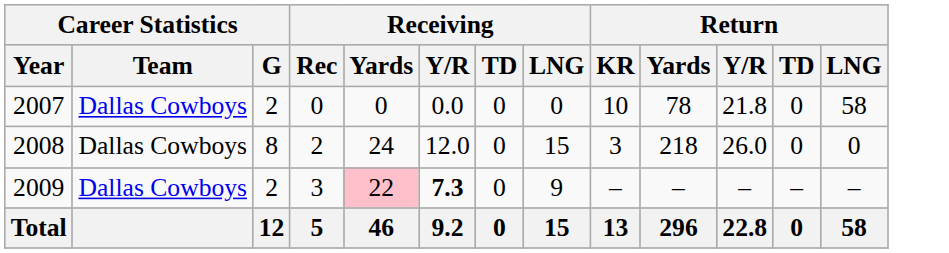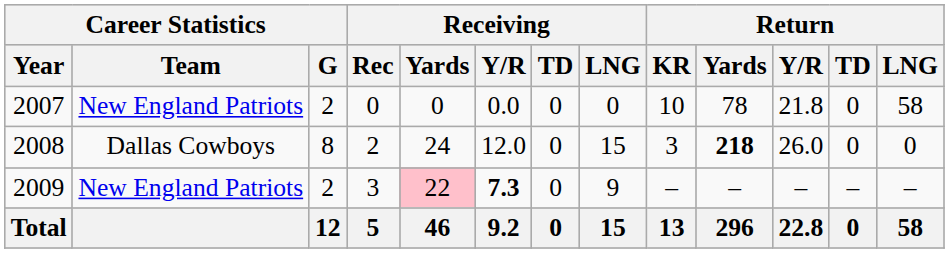(163, 106) Dallas Cowboys -> (191, 106) New England Patriots
(678, 146) normal -> (735, 146) bold
(163, 187) Dallas Cowboys -> (191, 187) New England Patriots
